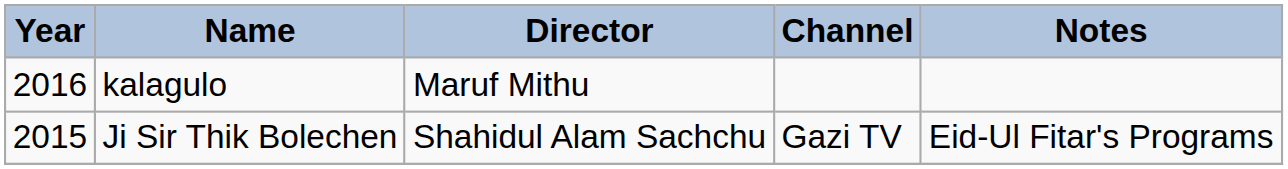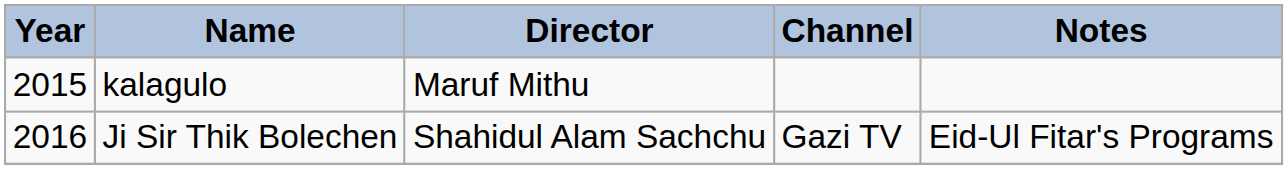(50, 84) 2016 -> (50, 84) 2015
(50, 137) 2015 -> (50, 137) 2016
